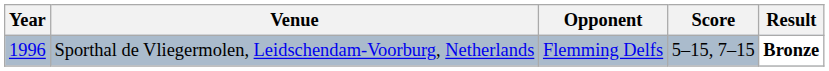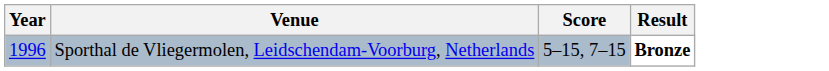- column: (603, 20)
